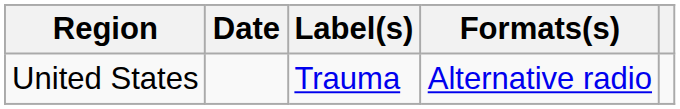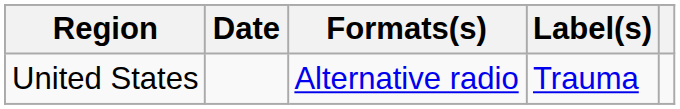columns swapped: (540, 29) <-> (354, 29)
